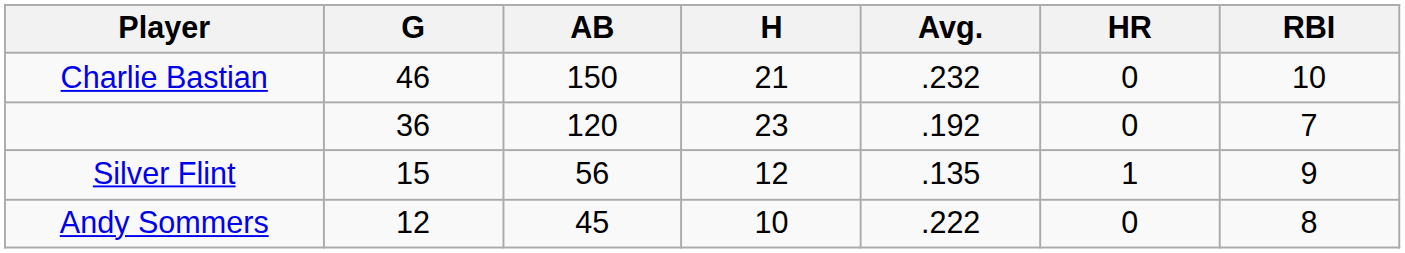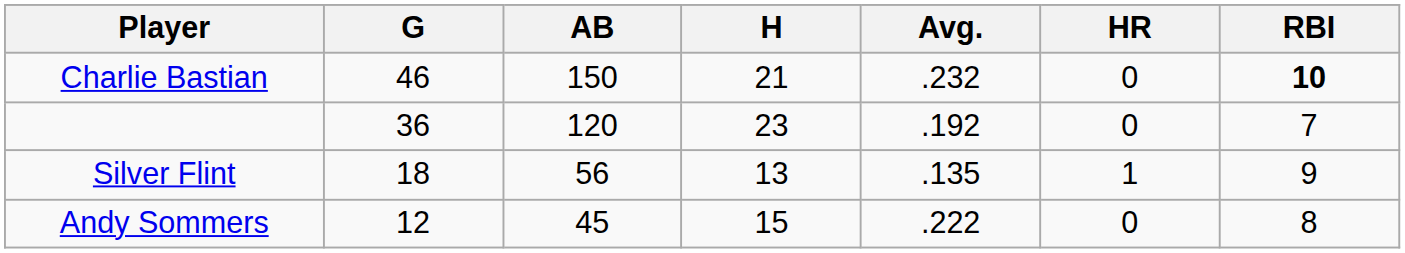(1309, 77) normal -> (1309, 77) bold
(413, 174) 15 -> (413, 174) 18
(771, 174) 12 -> (771, 174) 13
(771, 222) 10 -> (771, 222) 15
